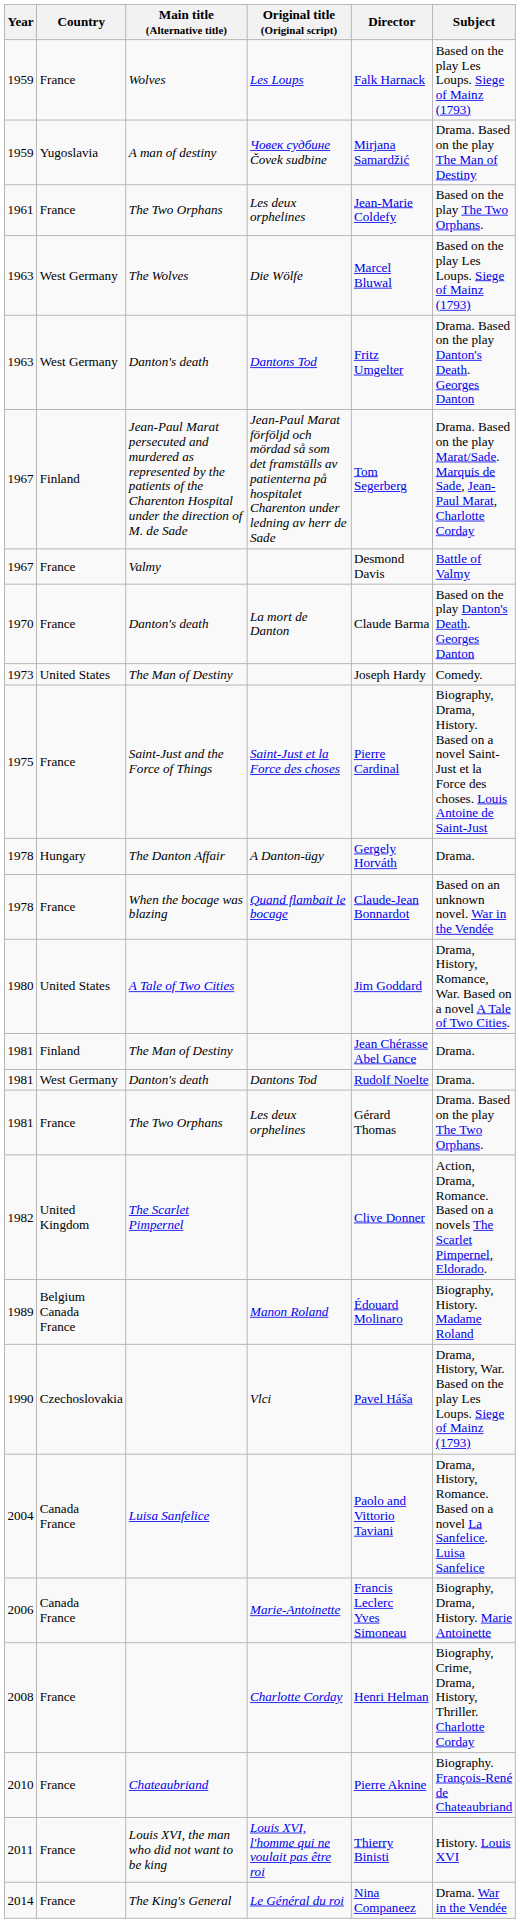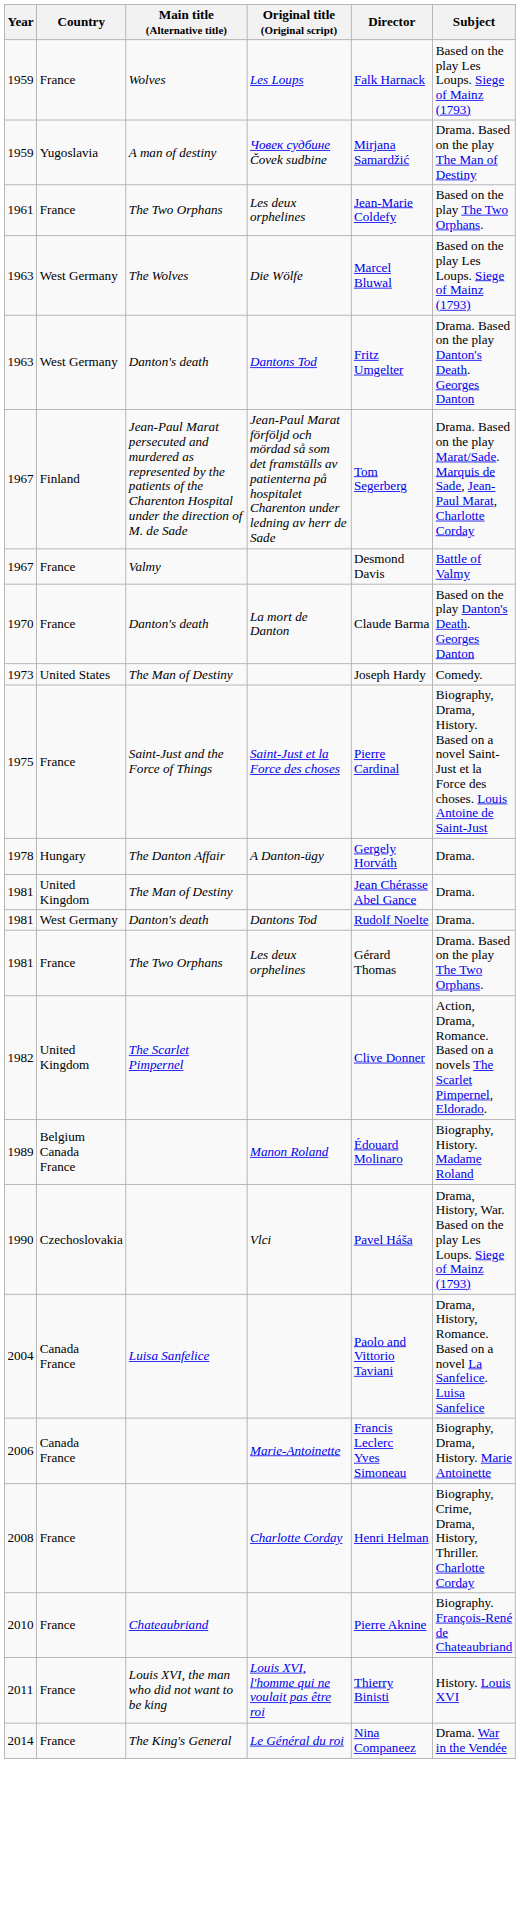- row: (21, 906)
- row: (21, 986)
(60, 1051) Finland -> (65, 891) United Kingdom
